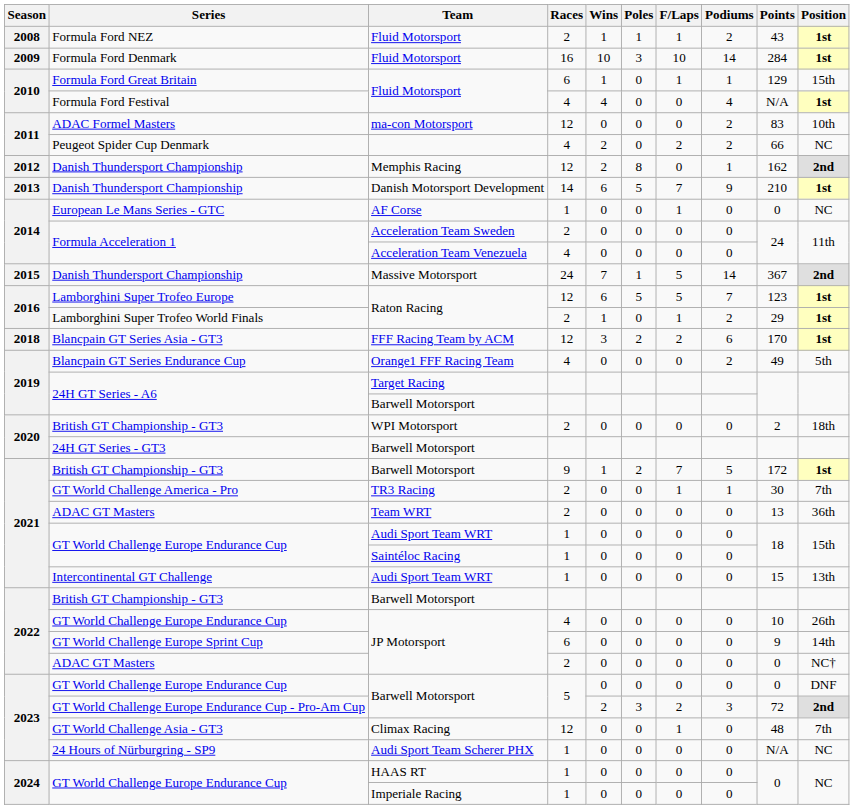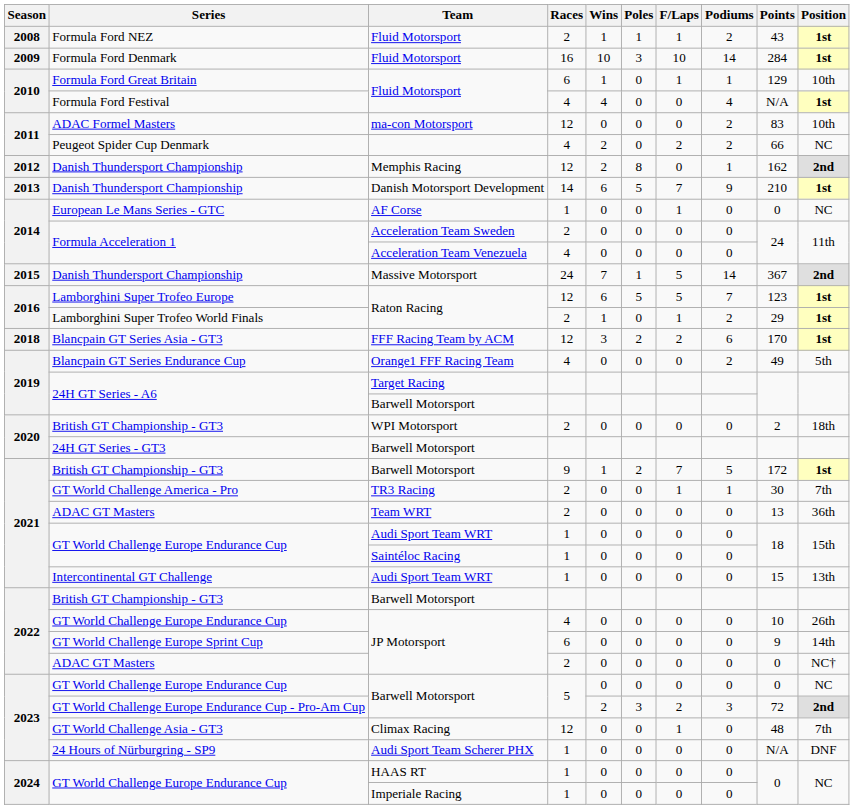(823, 80) 15th -> (823, 80) 10th
(823, 685) DNF -> (823, 685) NC
(823, 750) NC -> (823, 750) DNF
